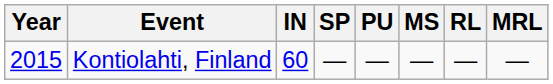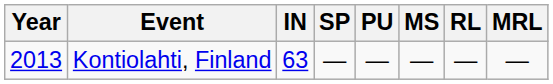(36, 60) 2015 -> (36, 60) 2013
(295, 60) 60 -> (295, 60) 63
